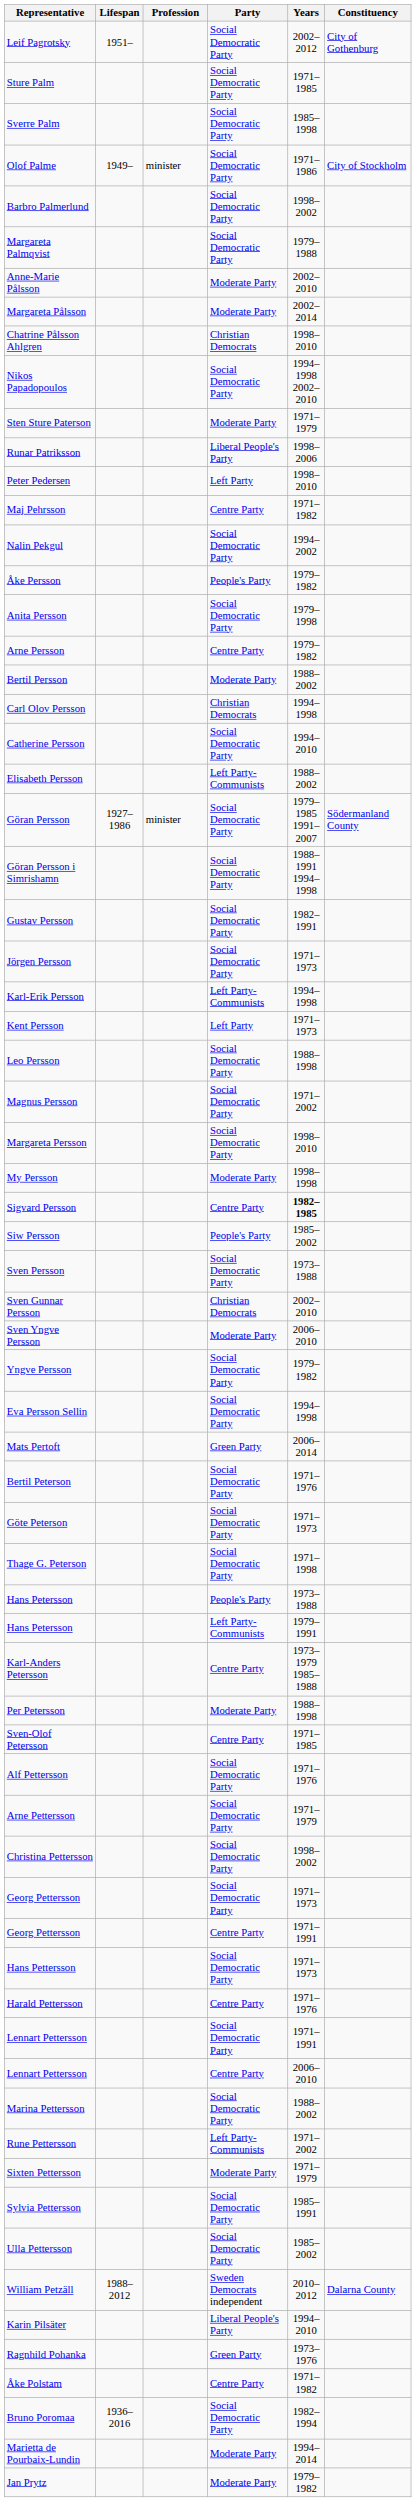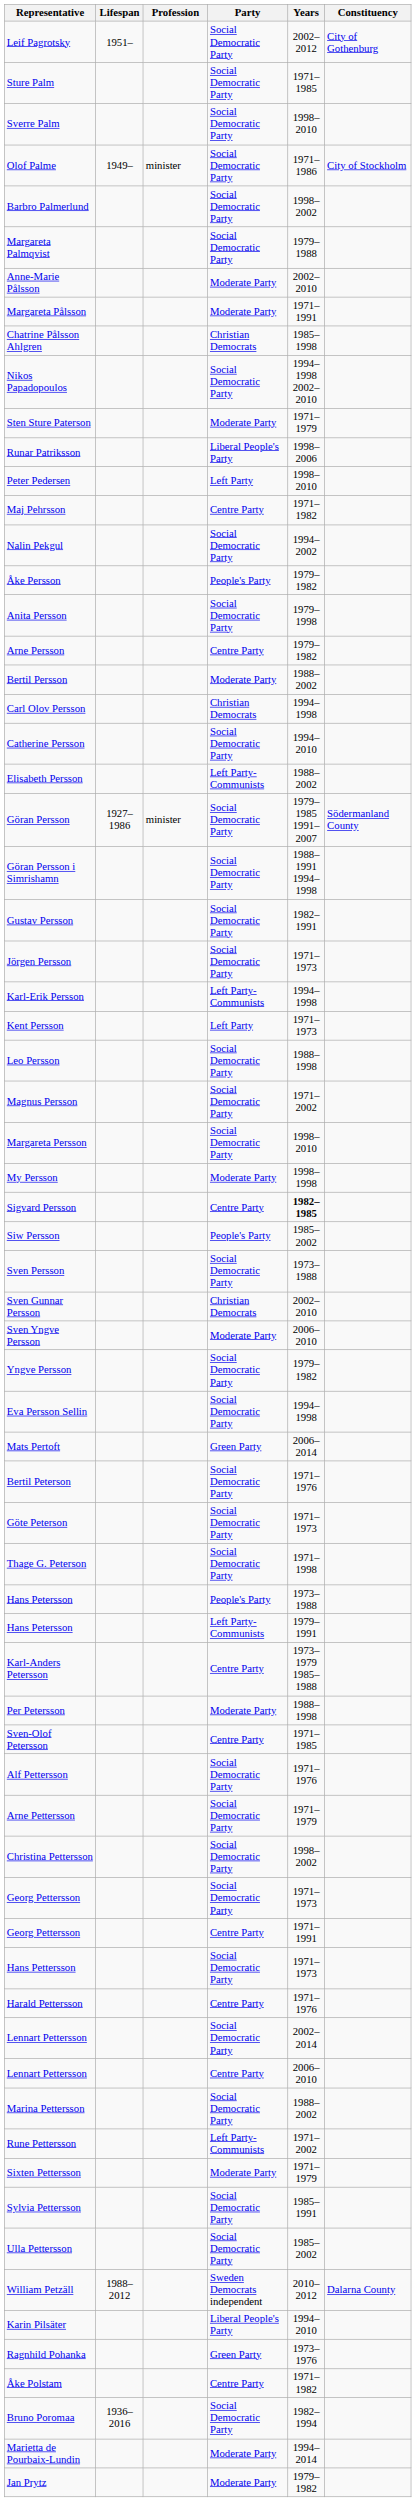(306, 124) 1985–1998 -> (306, 124) 1998–2010
(306, 311) 2002–2014 -> (306, 311) 1971–1991
(306, 340) 1998–2010 -> (306, 340) 1985–1998
(306, 2038) 1971–1991 -> (306, 2038) 2002–2014
